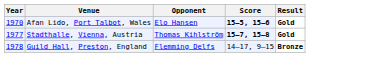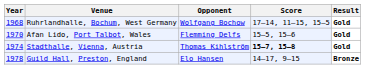+ row: (102, 22)
(176, 22) Elo Hansen -> (210, 34) Flemming Delfs
(248, 22) bold -> (274, 34) normal
(15, 34) 1977 -> (15, 46) 1974
(185, 46) Flemming Delfs -> (202, 58) Elo Hansen
